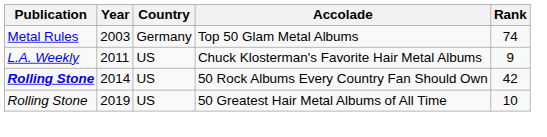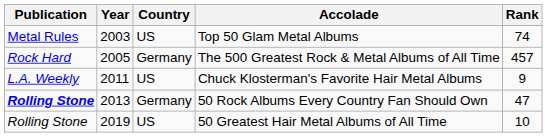(164, 36) Germany -> (146, 36) US
+ row: (349, 57)
(115, 79) 2014 -> (115, 100) 2013
(146, 79) US -> (164, 100) Germany
(510, 79) 42 -> (522, 100) 47
